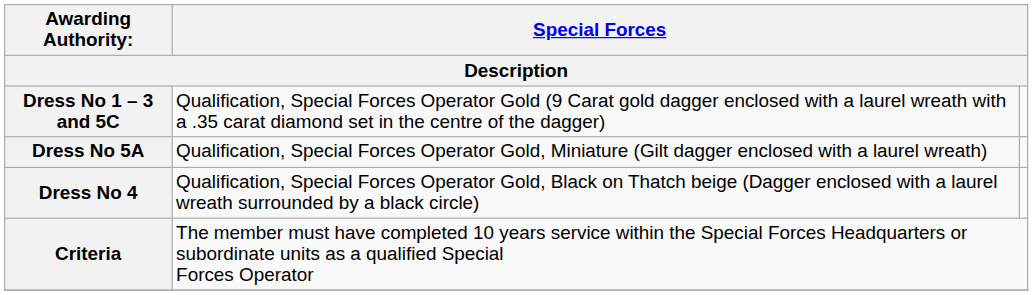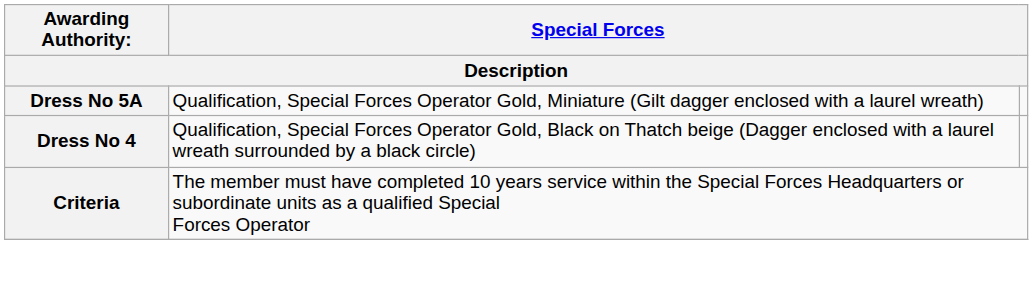- row: (88, 111)
